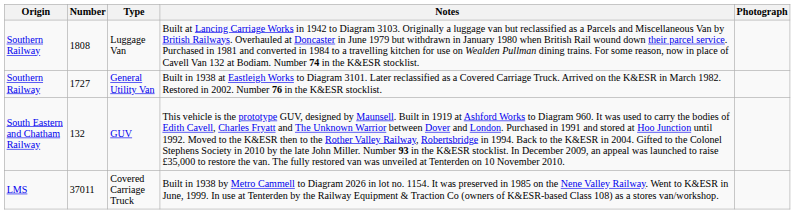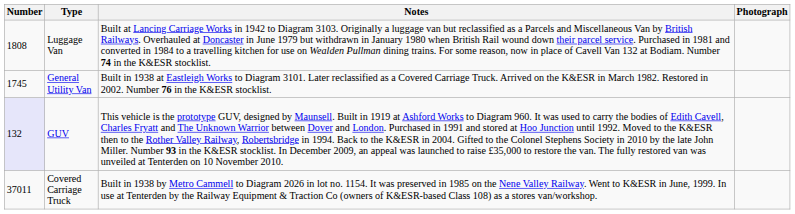- column: (36, 12)
(80, 84) 1727 -> (17, 84) 1745
(77, 134) no background -> (14, 134) lavender background
